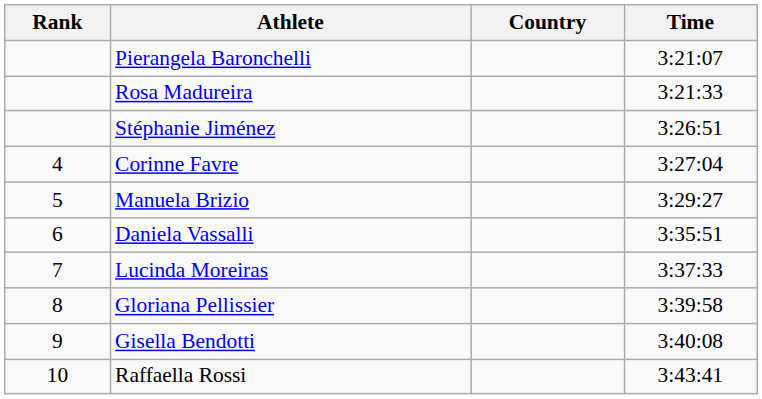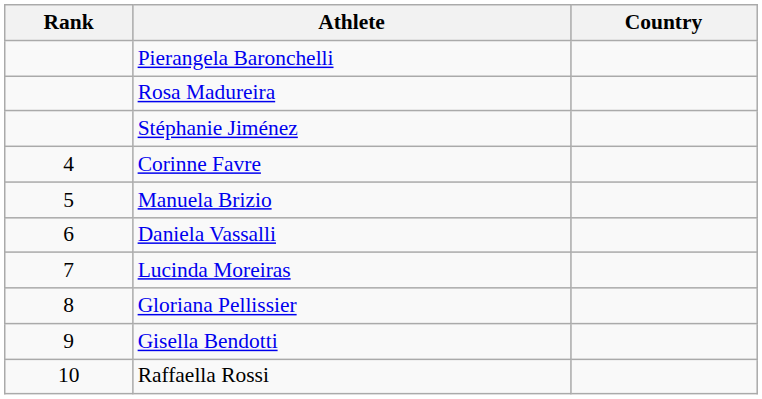- column: (690, 22)
